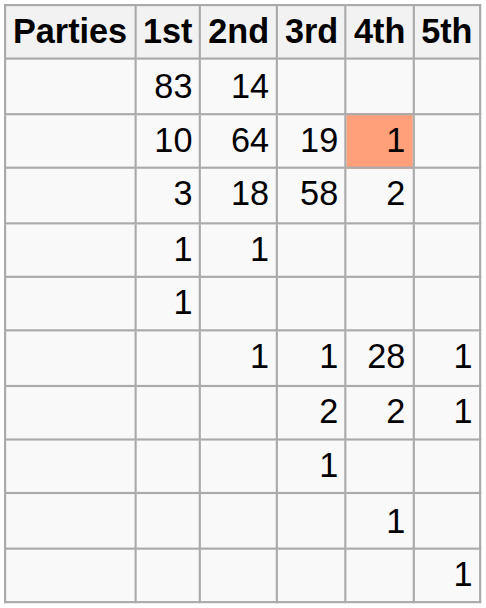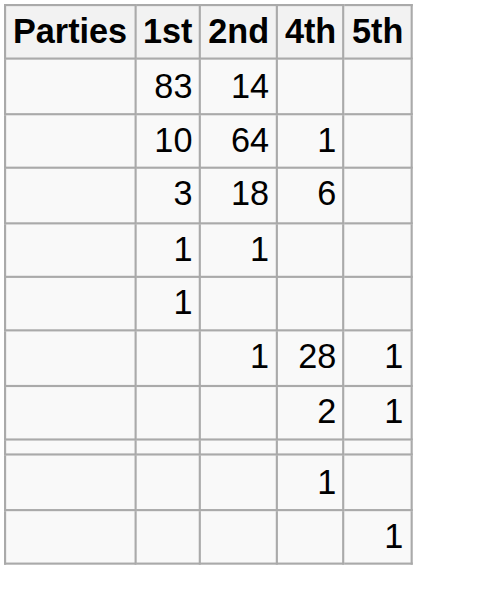- column: (312, 31)
(396, 140) lightsalmon background -> (327, 140) no background
(396, 194) 2 -> (327, 194) 6
